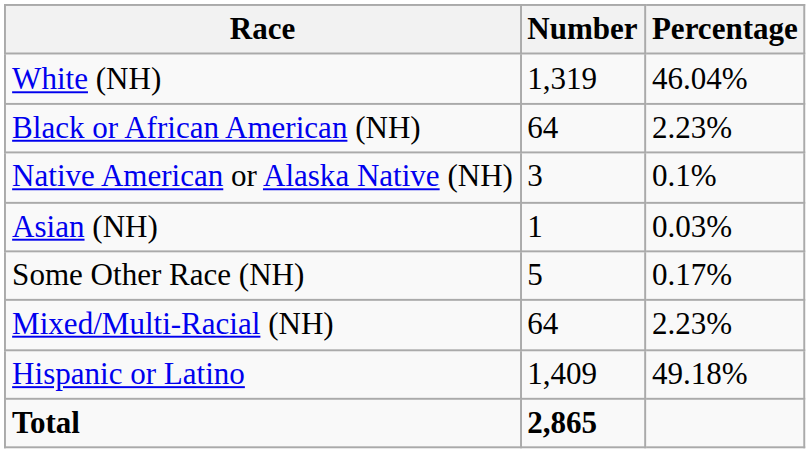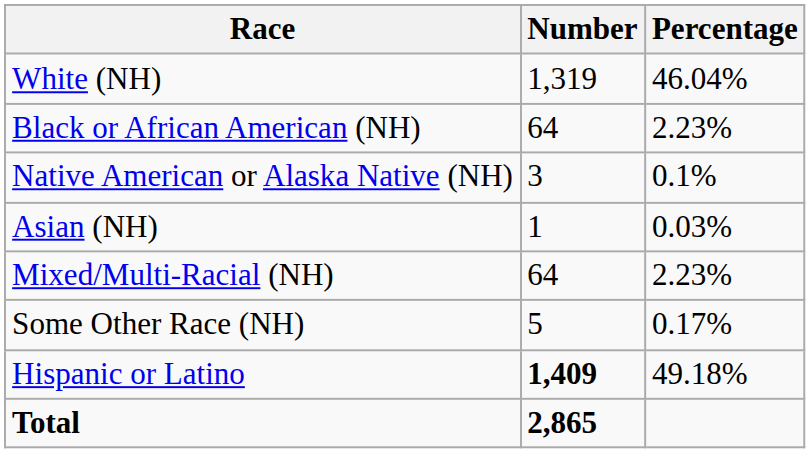rows swapped: (158, 275) <-> (173, 324)
(562, 373) normal -> (562, 373) bold
